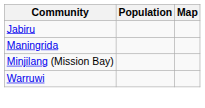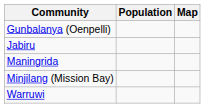+ row: (59, 29)
